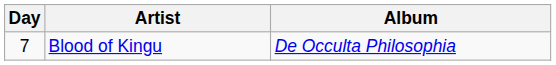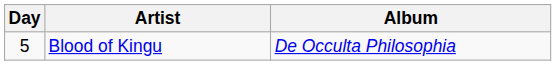(25, 45) 7 -> (25, 45) 5
